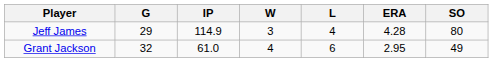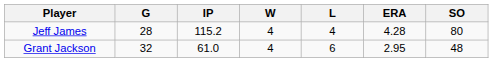(146, 31) 29 -> (146, 31) 28
(208, 31) 114.9 -> (208, 31) 115.2
(270, 31) 3 -> (270, 31) 4
(457, 48) 49 -> (457, 48) 48
